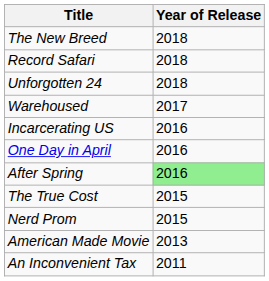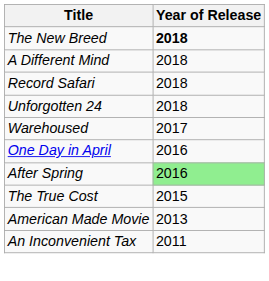(172, 38) normal -> (172, 38) bold
+ row: (59, 60)
- row: (61, 128)
- row: (42, 219)
